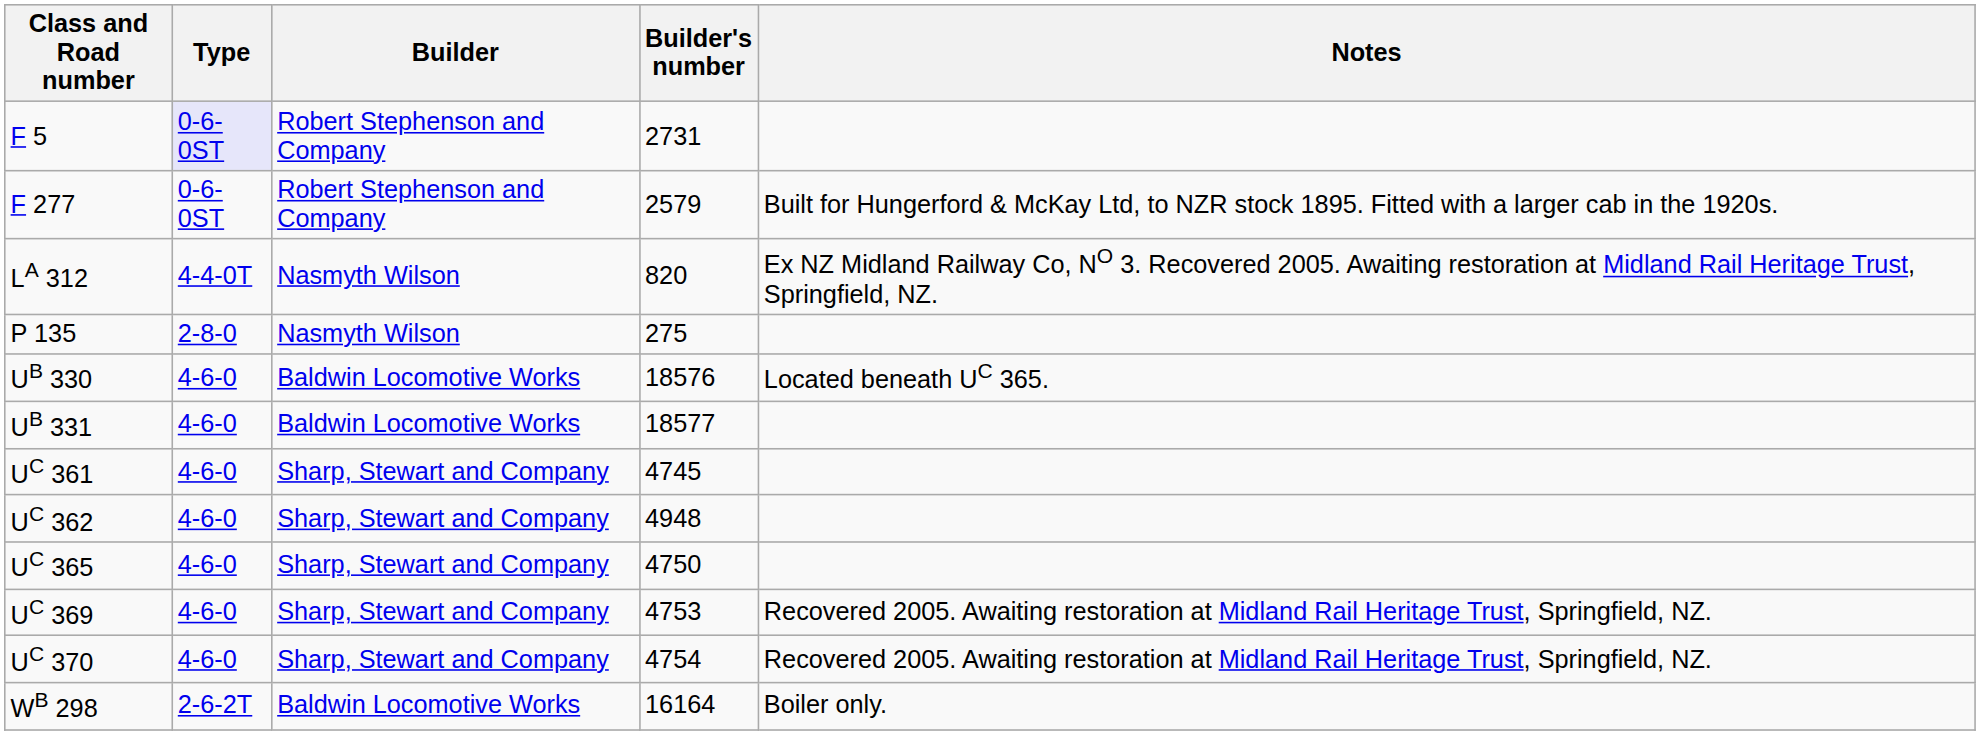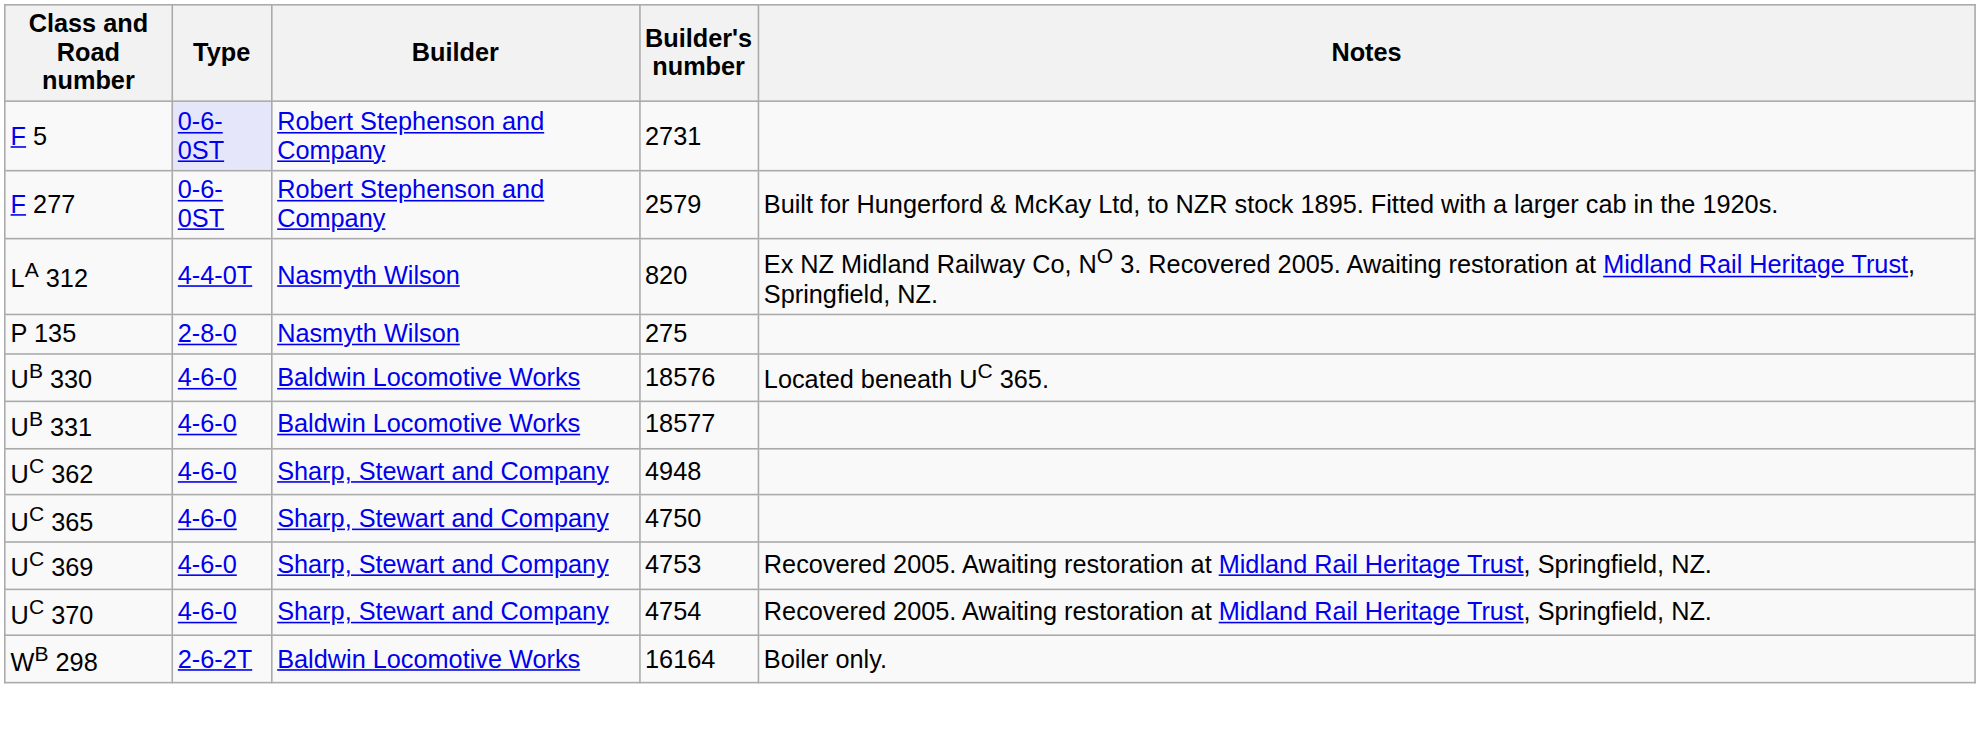- row: (52, 471)
